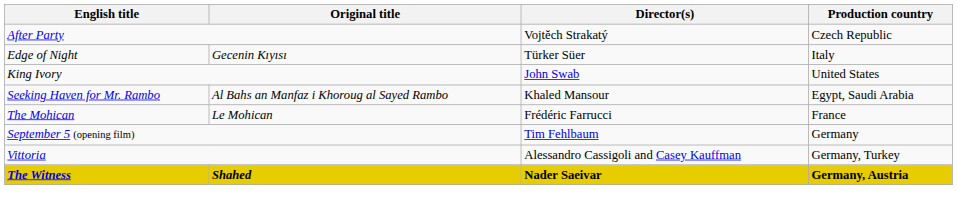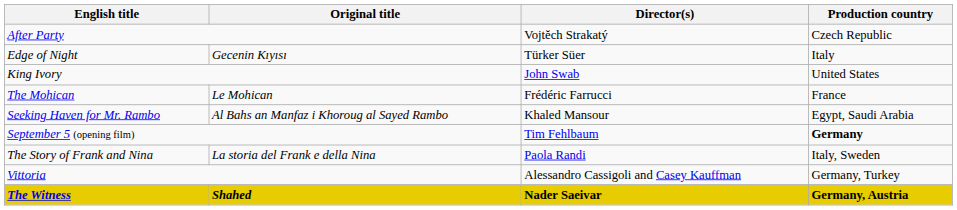rows swapped: (41, 114) <-> (84, 94)
(835, 134) normal -> (837, 134) bold
+ row: (80, 154)
